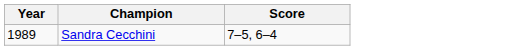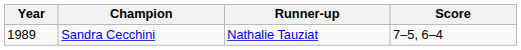+ column: (307, 14)
